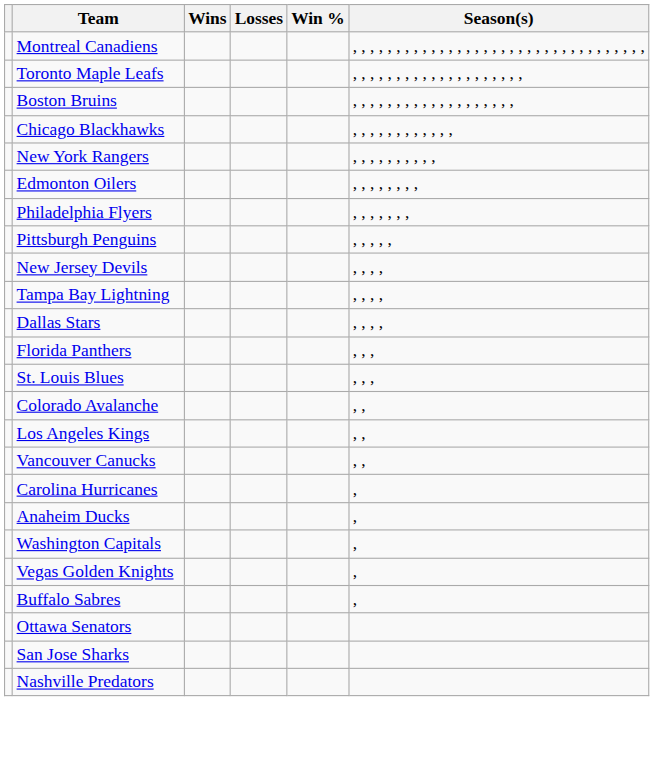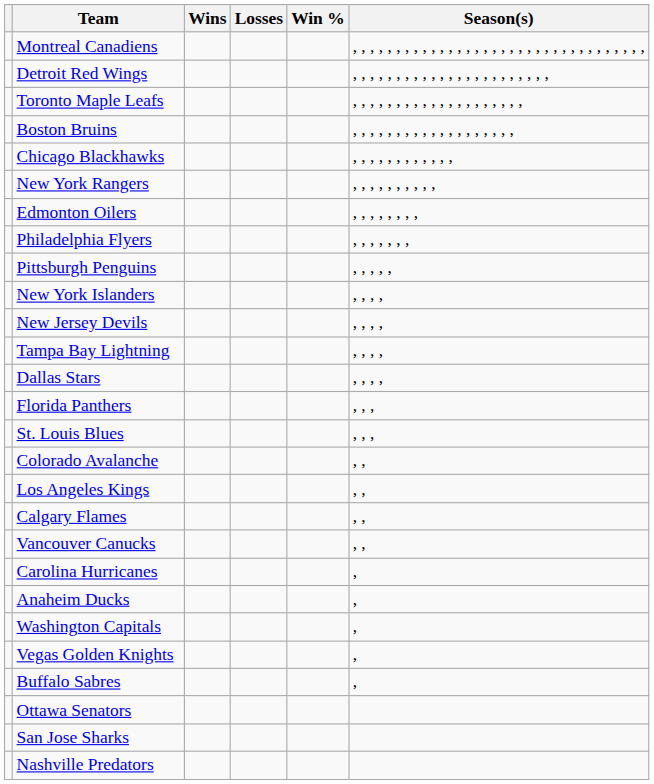+ row: (82, 73)
+ row: (86, 294)
+ row: (72, 516)
